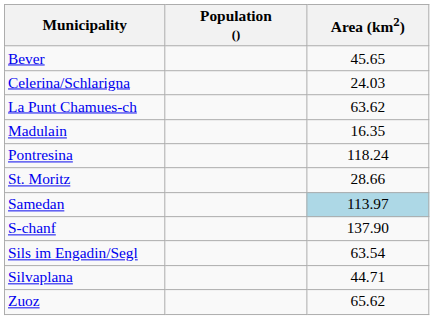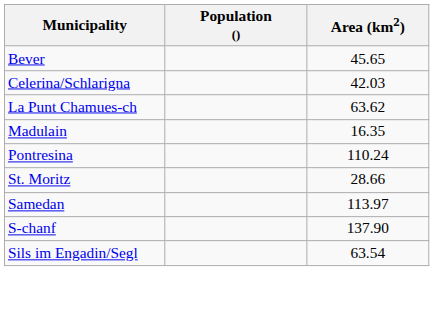(368, 82) 24.03 -> (368, 82) 42.03
(368, 155) 118.24 -> (368, 155) 110.24
(368, 204) lightblue background -> (368, 204) no background
- row: (40, 277)
- row: (24, 301)
